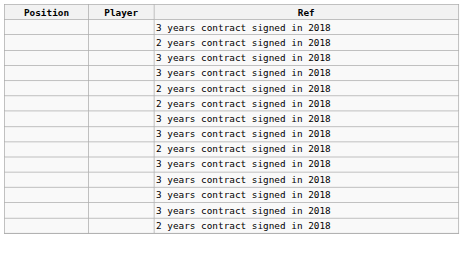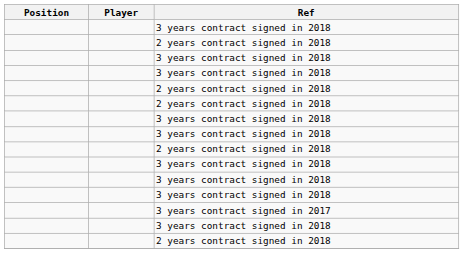+ row: (47, 210)
